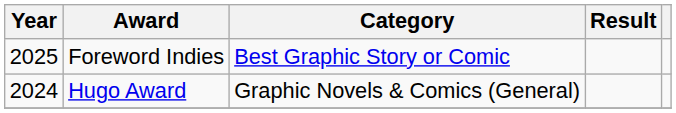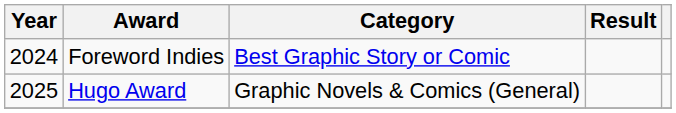(34, 56) 2025 -> (34, 56) 2024
(34, 90) 2024 -> (34, 90) 2025
